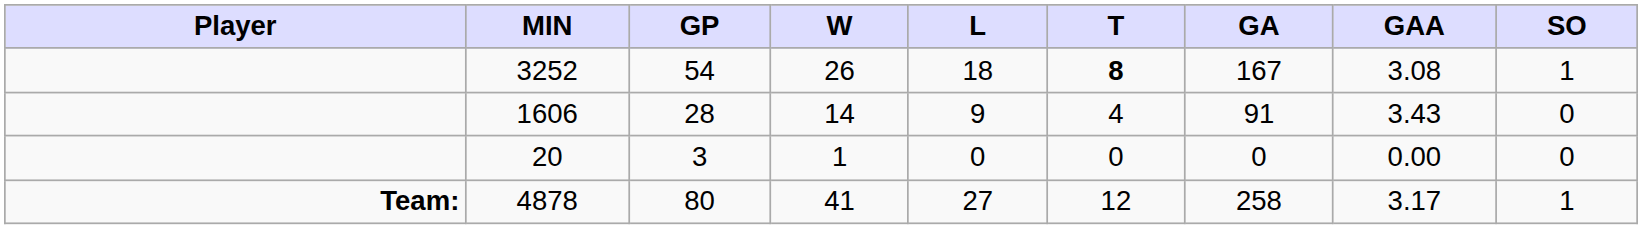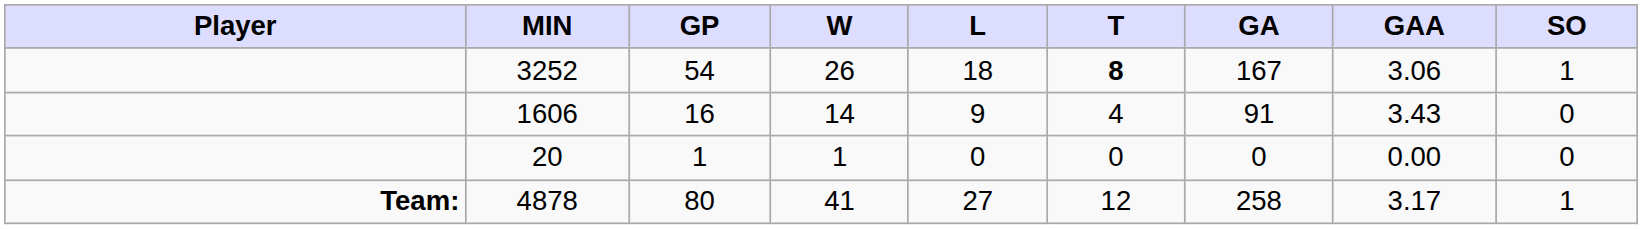(1414, 69) 3.08 -> (1414, 69) 3.06
(700, 113) 28 -> (700, 113) 16
(700, 157) 3 -> (700, 157) 1
